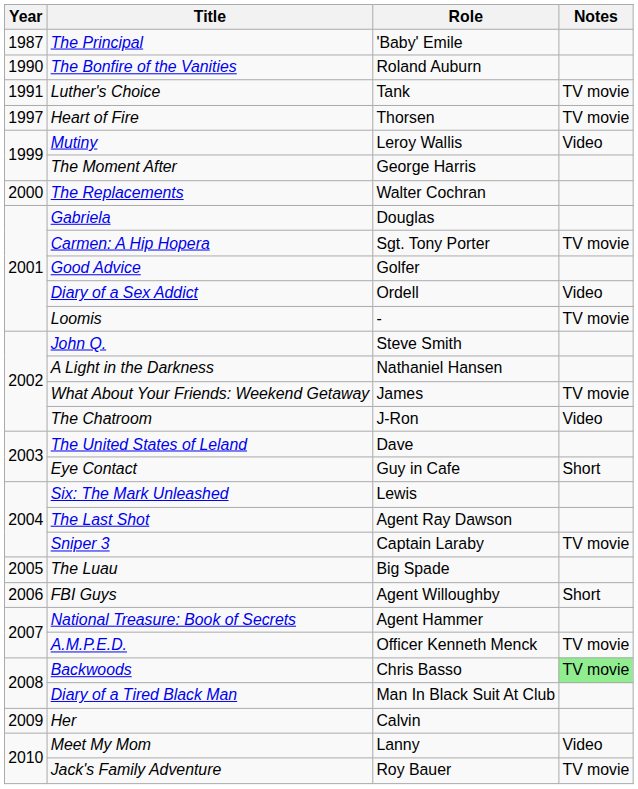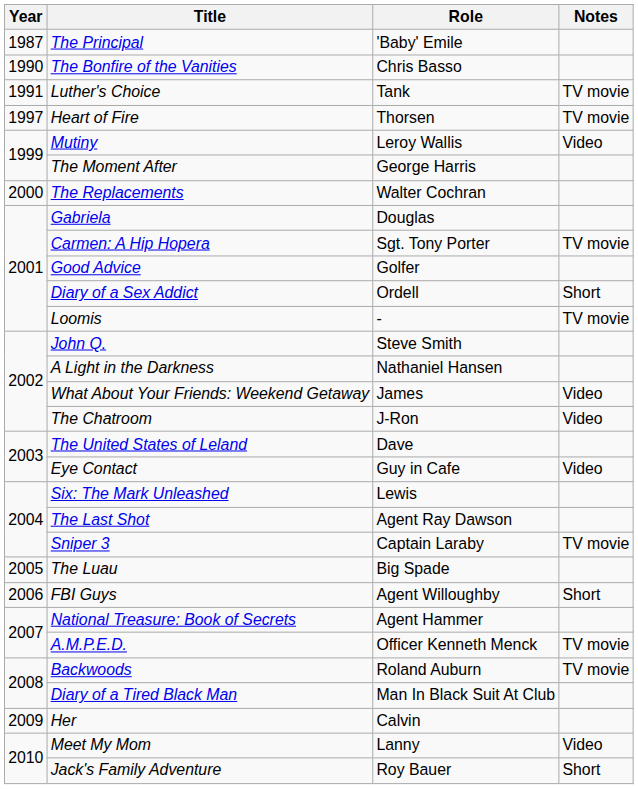(429, 67) Roland Auburn -> (419, 67) Chris Basso
(583, 293) Video -> (581, 293) Short
(596, 393) TV movie -> (583, 393) Video
(581, 469) Short -> (583, 469) Video
(419, 670) Chris Basso -> (429, 670) Roland Auburn
(596, 670) lightgreen background -> (596, 670) no background
(596, 770) TV movie -> (581, 770) Short
